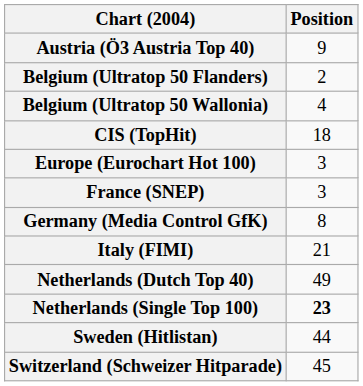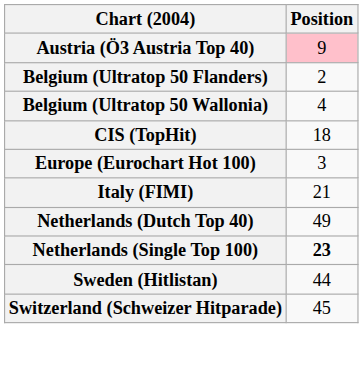(322, 47) no background -> (322, 47) pink background
- row: (145, 192)
- row: (145, 221)
